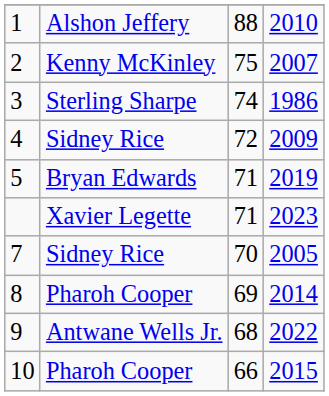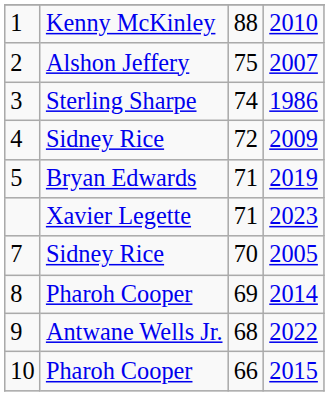(118, 23) Alshon Jeffery -> (131, 23) Kenny McKinley
(131, 62) Kenny McKinley -> (118, 62) Alshon Jeffery
